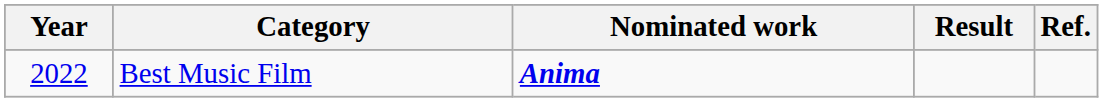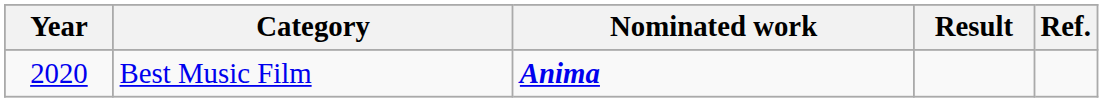(59, 73) 2022 -> (59, 73) 2020
